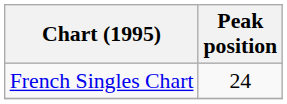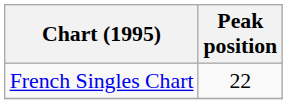(240, 80) 24 -> (240, 80) 22
